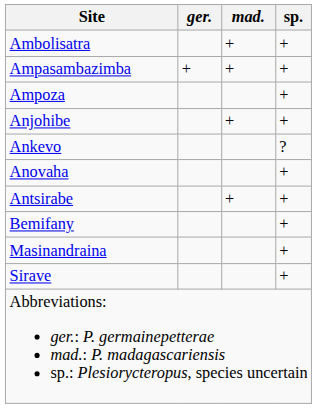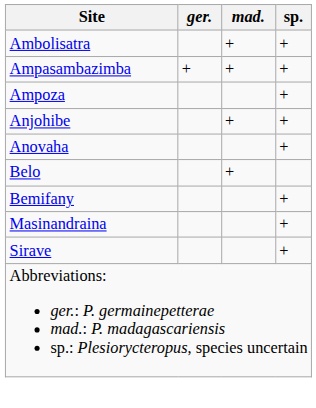- row: (35, 146)
- row: (41, 198)
+ row: (25, 172)
